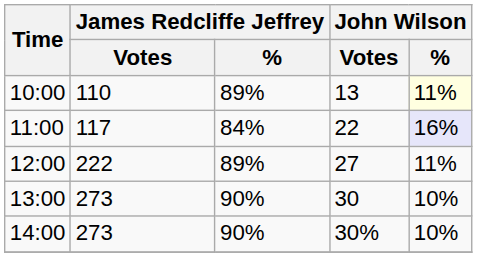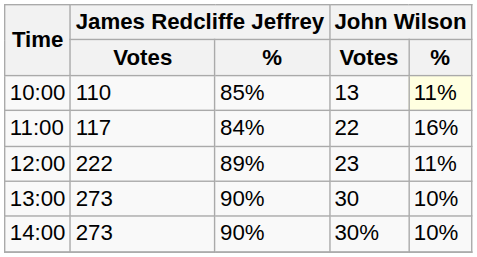(242, 92) 89% -> (242, 92) 85%
(436, 127) lavender background -> (436, 127) no background
(347, 163) 27 -> (347, 163) 23
